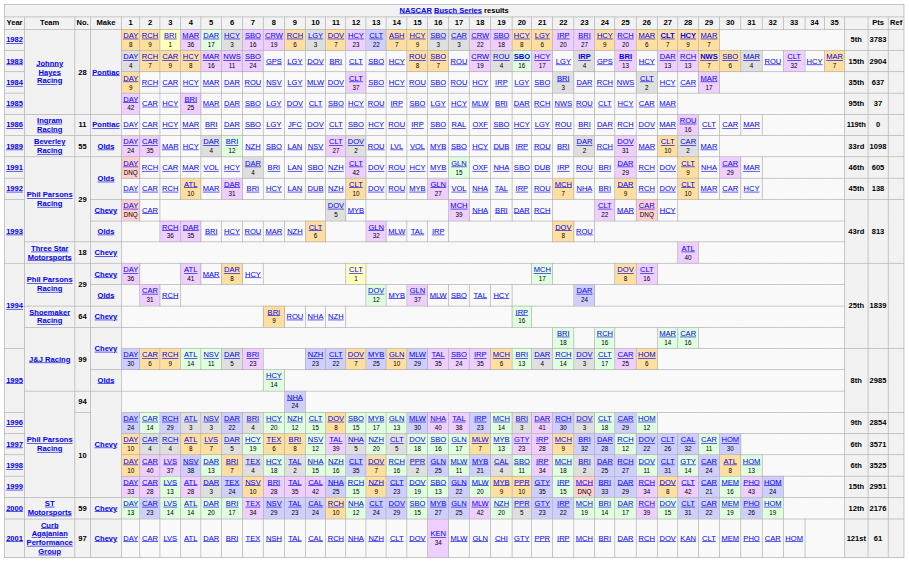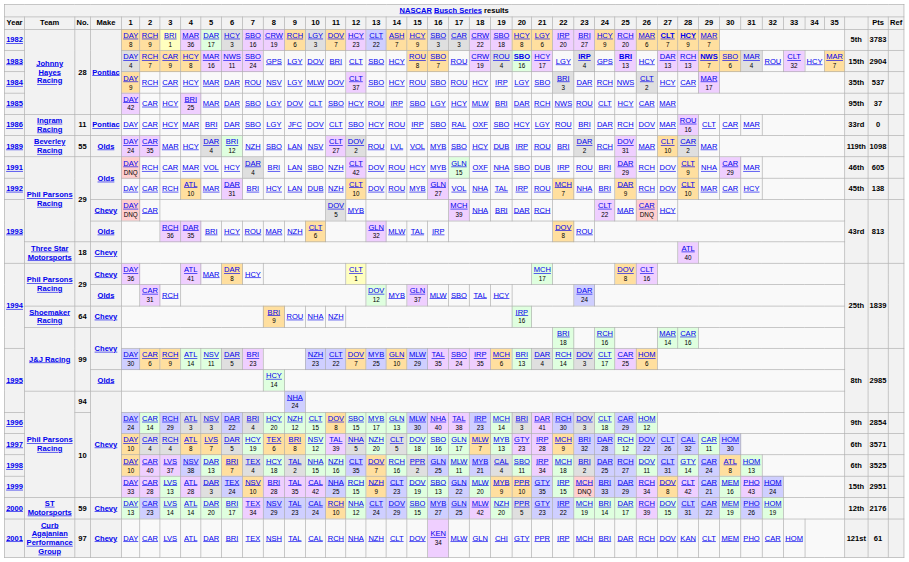(878, 82) 637 -> (878, 82) 537
(856, 125) 119th -> (856, 125) 33rd
(856, 146) 33rd -> (856, 146) 119th
